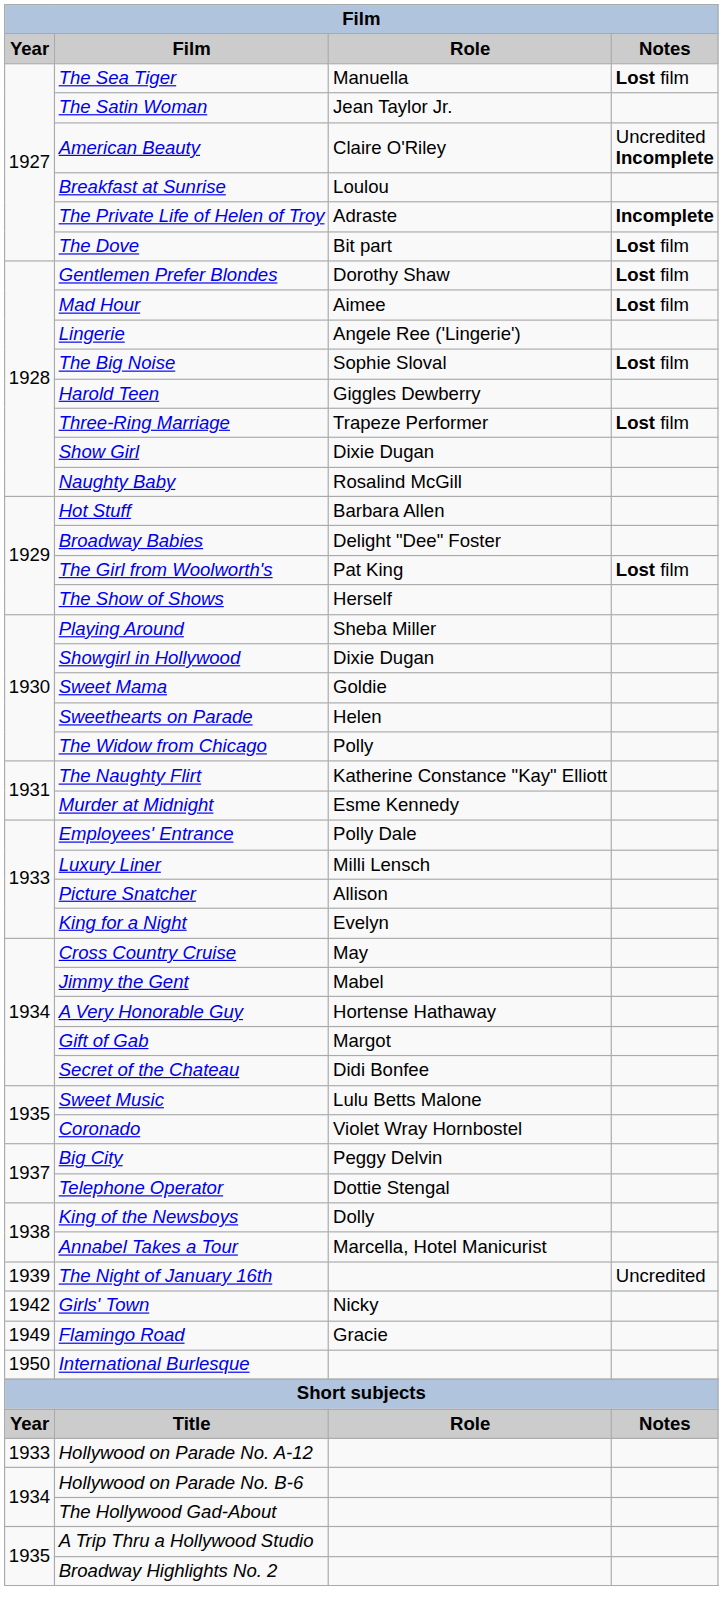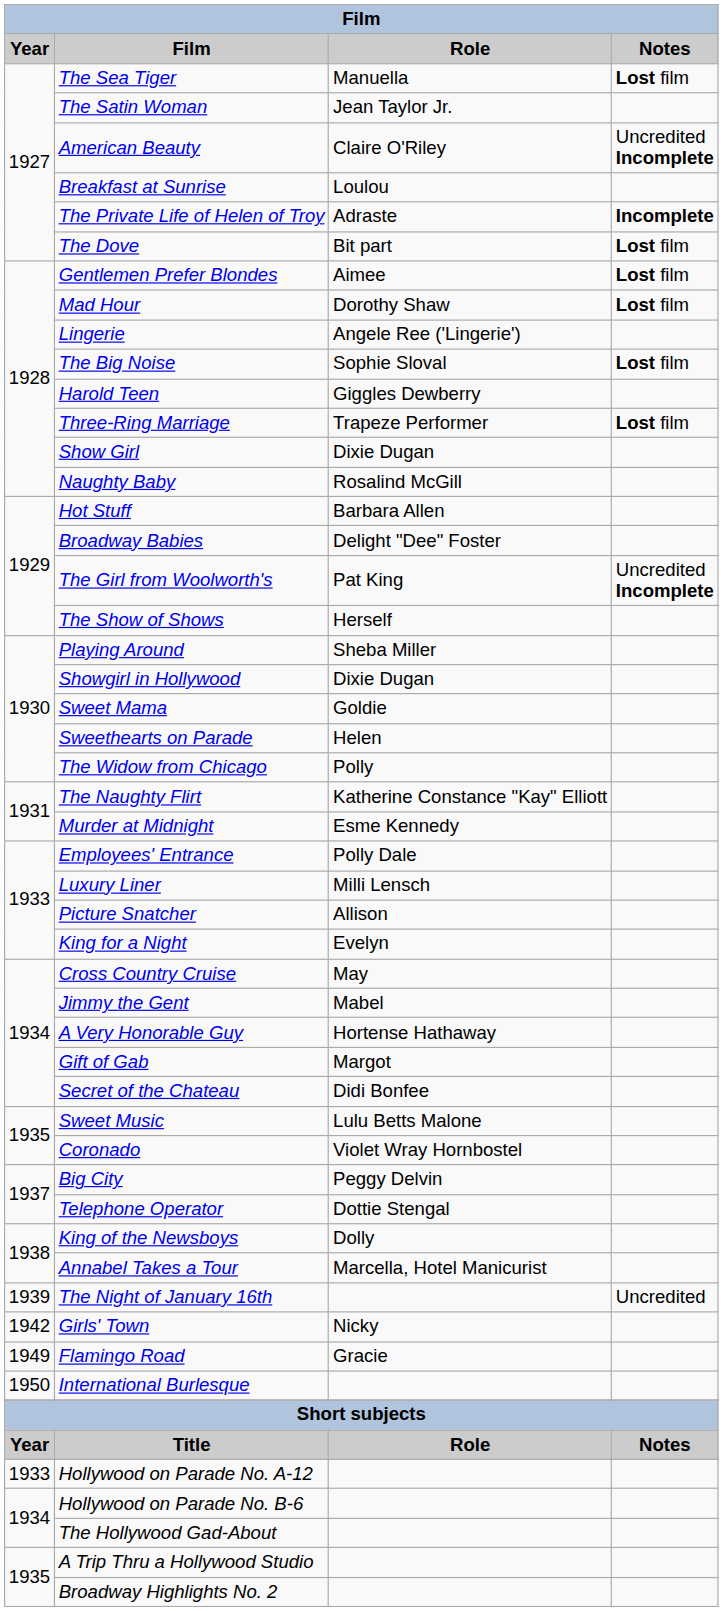(391, 275) Dorothy Shaw -> (359, 275) Aimee
(359, 305) Aimee -> (391, 305) Dorothy Shaw
(652, 569) Lost film -> (665, 580) Uncredited Incomplete
